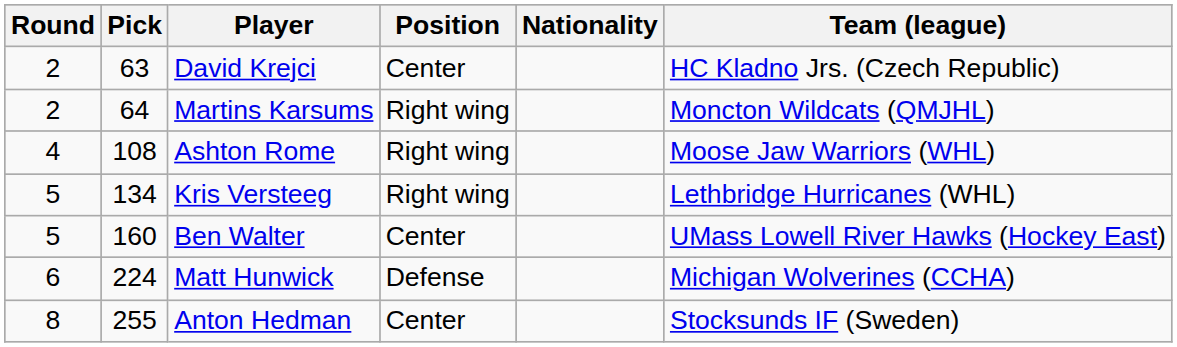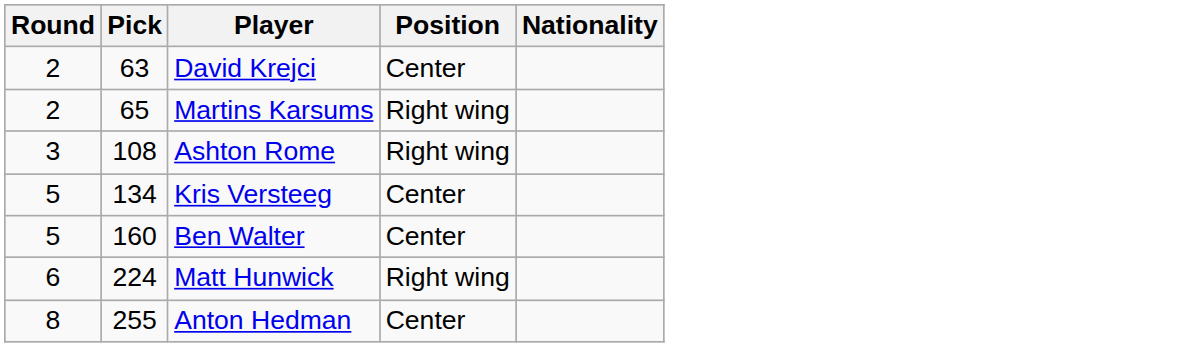- column: (918, 25)
(135, 109) 64 -> (135, 109) 65
(53, 151) 4 -> (53, 151) 3
(448, 194) Right wing -> (426, 194) Center
(435, 278) Defense -> (448, 278) Right wing
